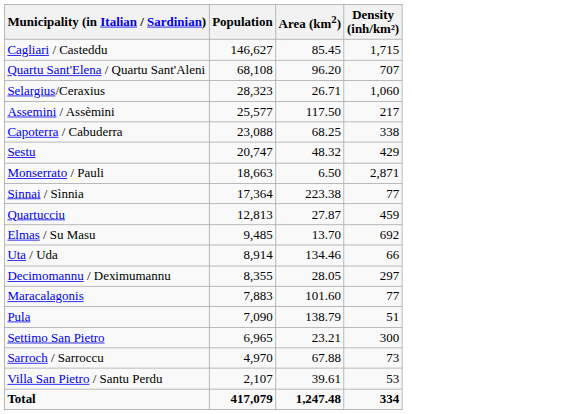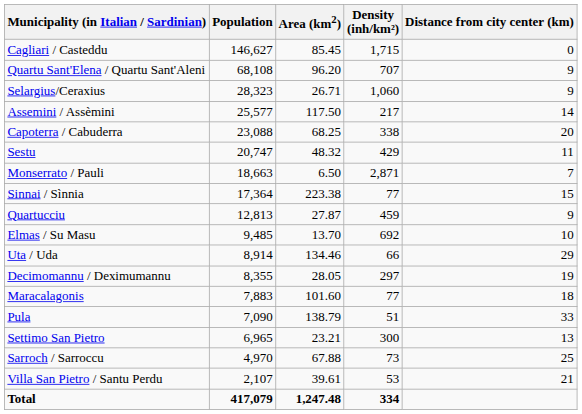+ column: (489, 22)
